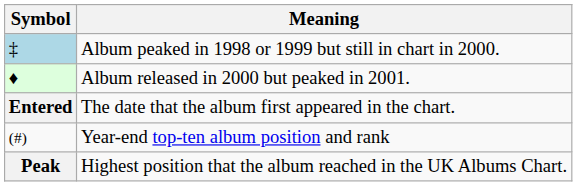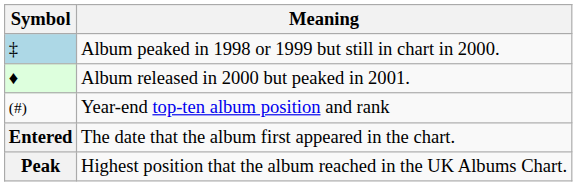rows swapped: (235, 136) <-> (268, 107)
